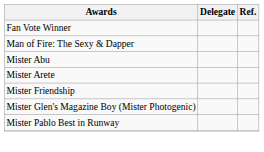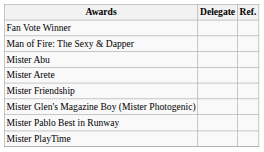+ row: (39, 138)
